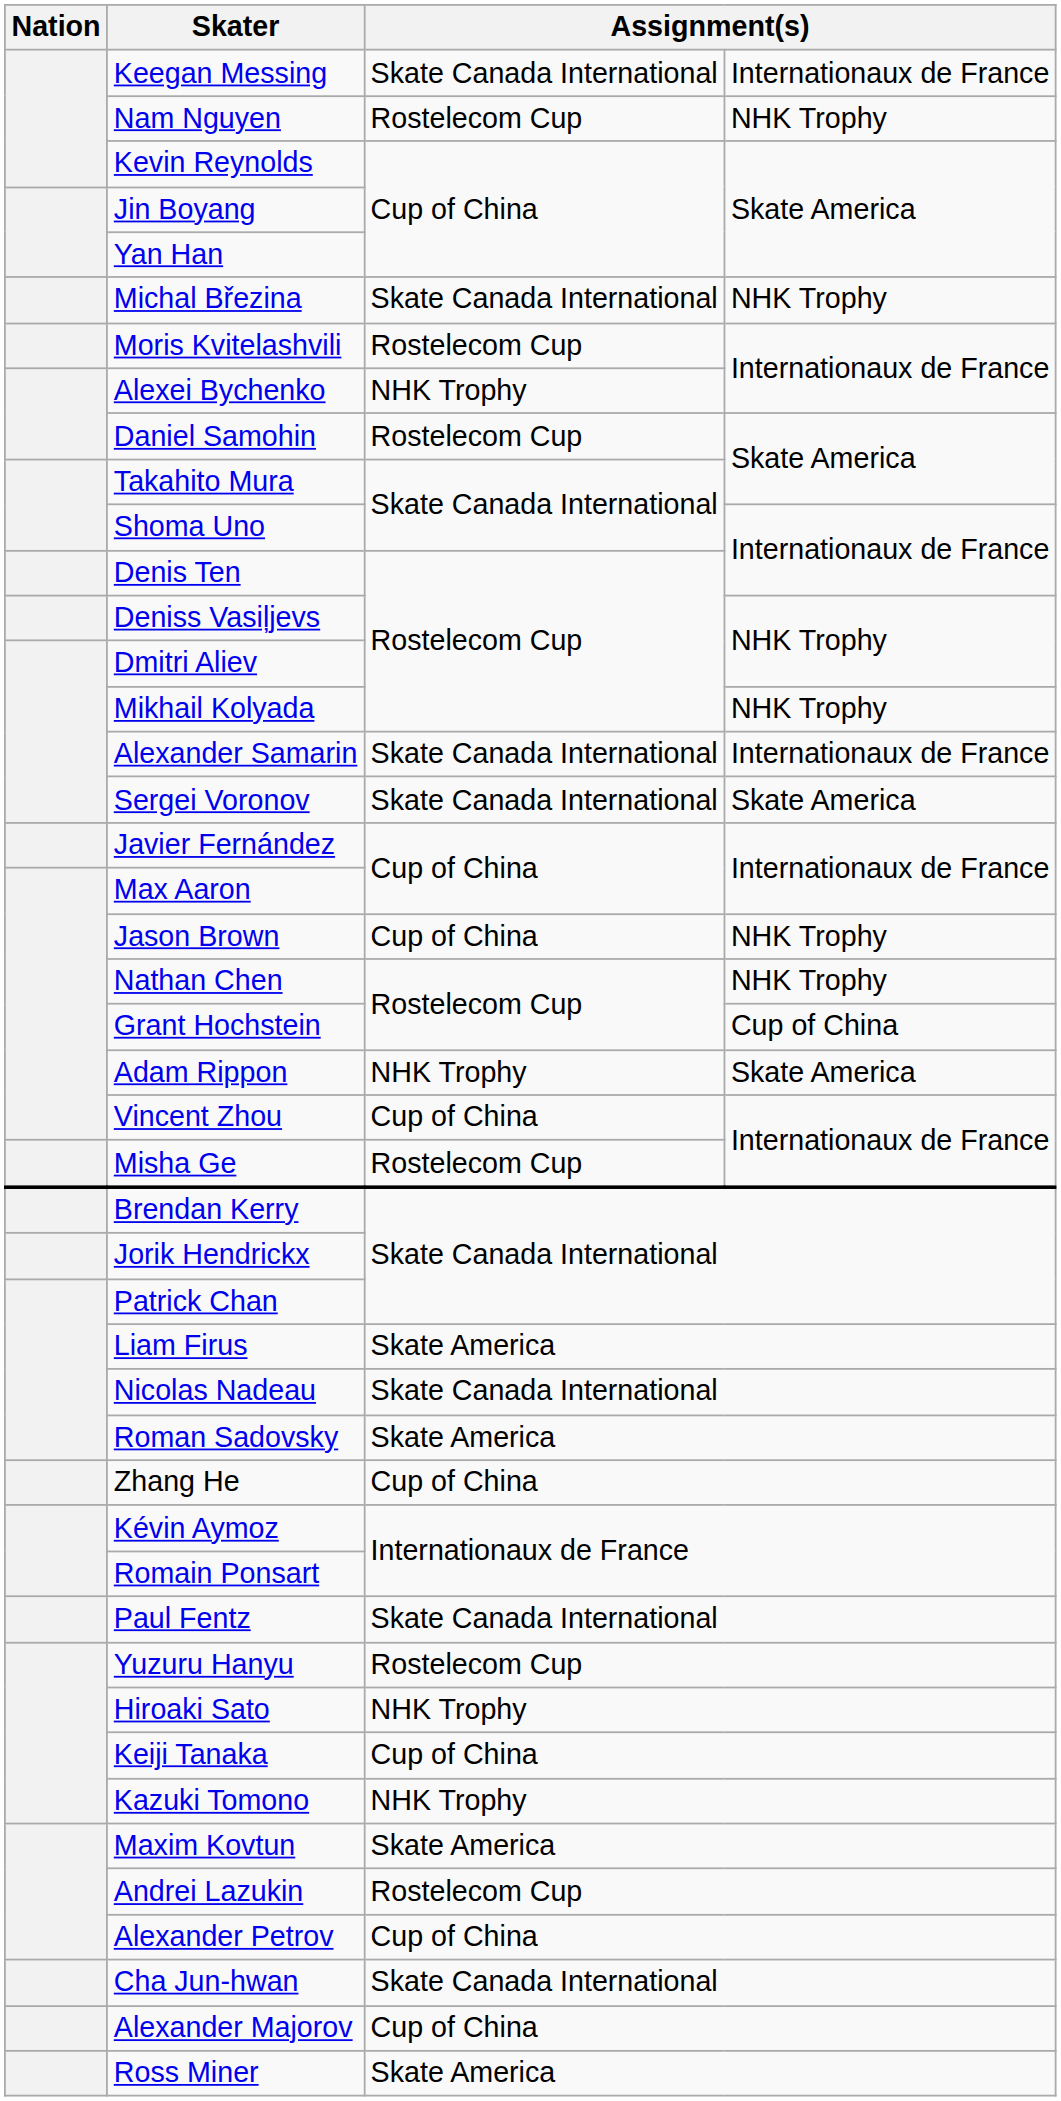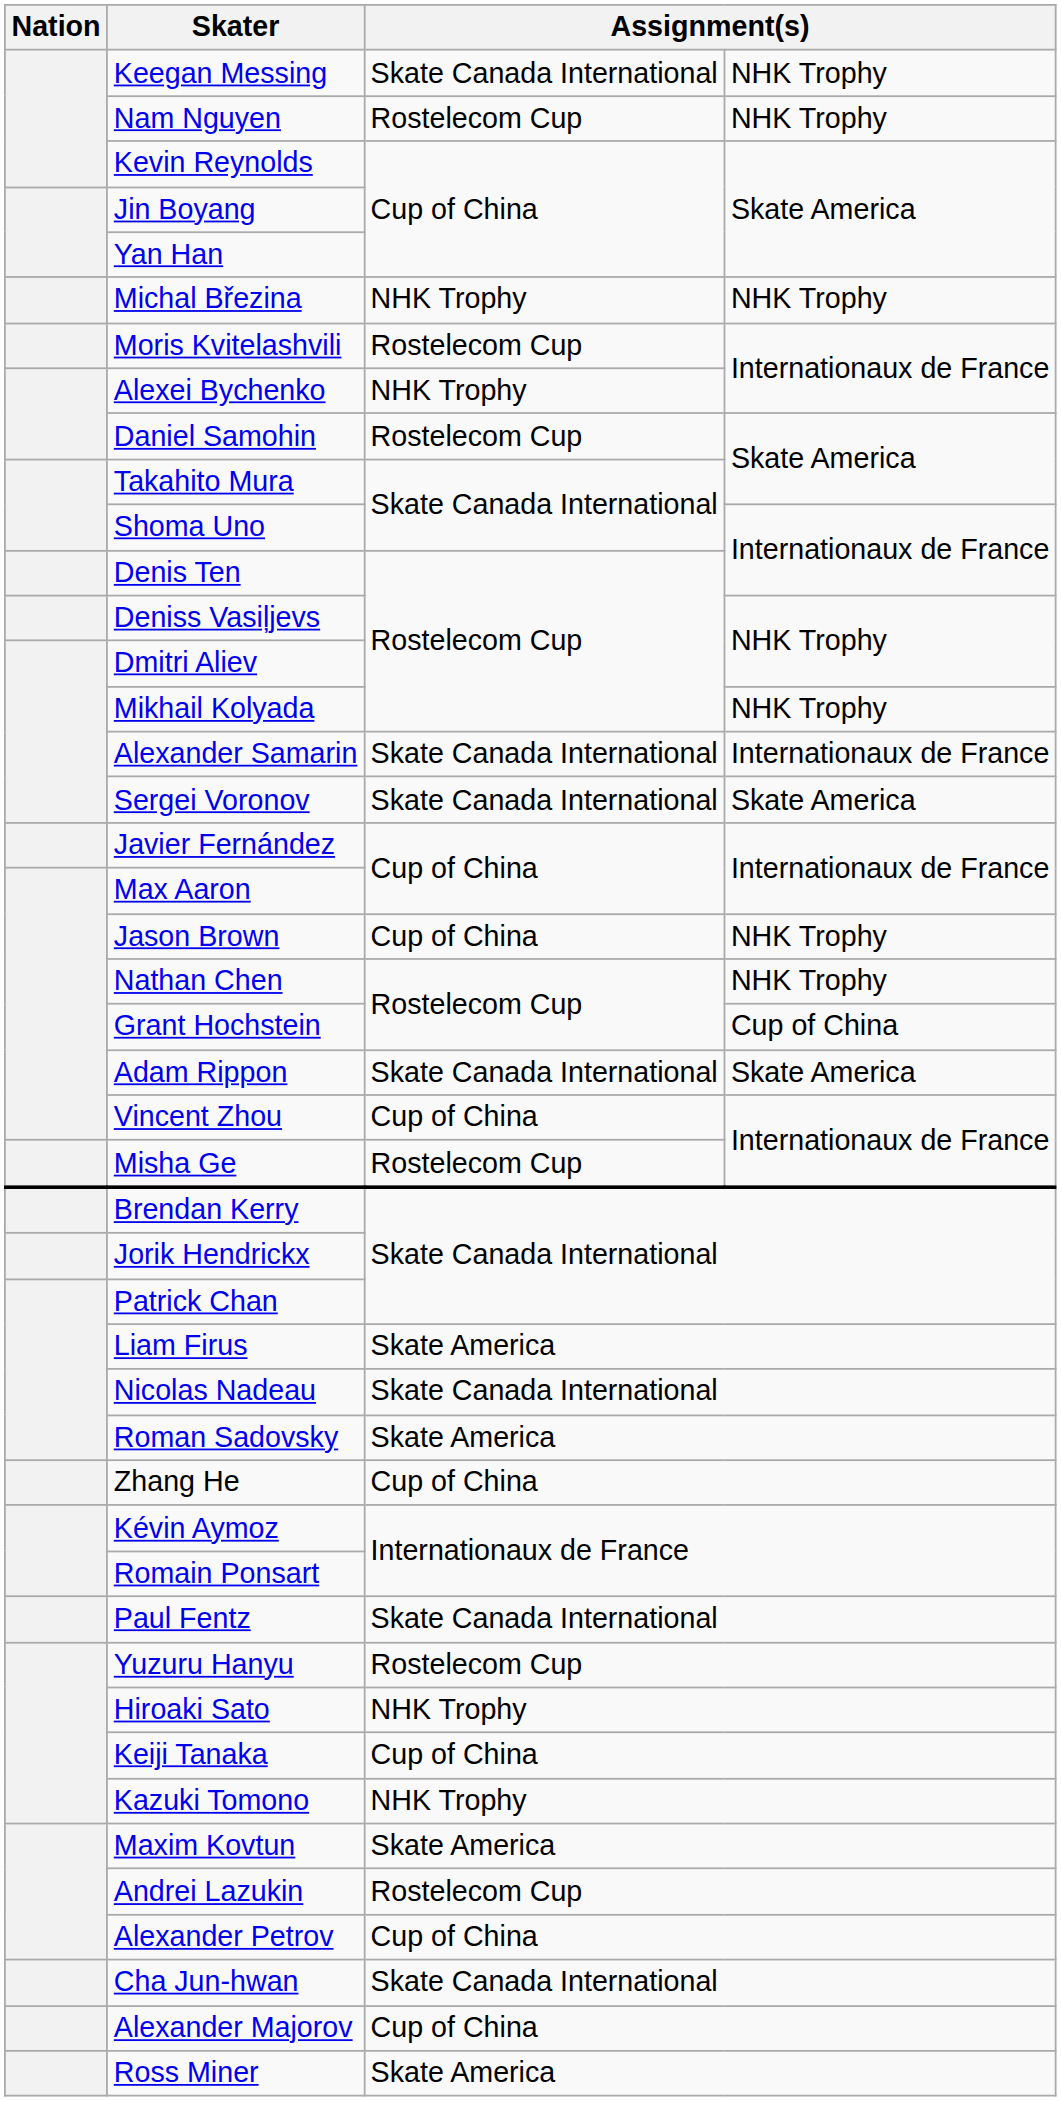(890, 72) Internationaux de France -> (809, 72) NHK Trophy
(544, 299) Skate Canada International -> (449, 299) NHK Trophy
(449, 1071) NHK Trophy -> (544, 1071) Skate Canada International
